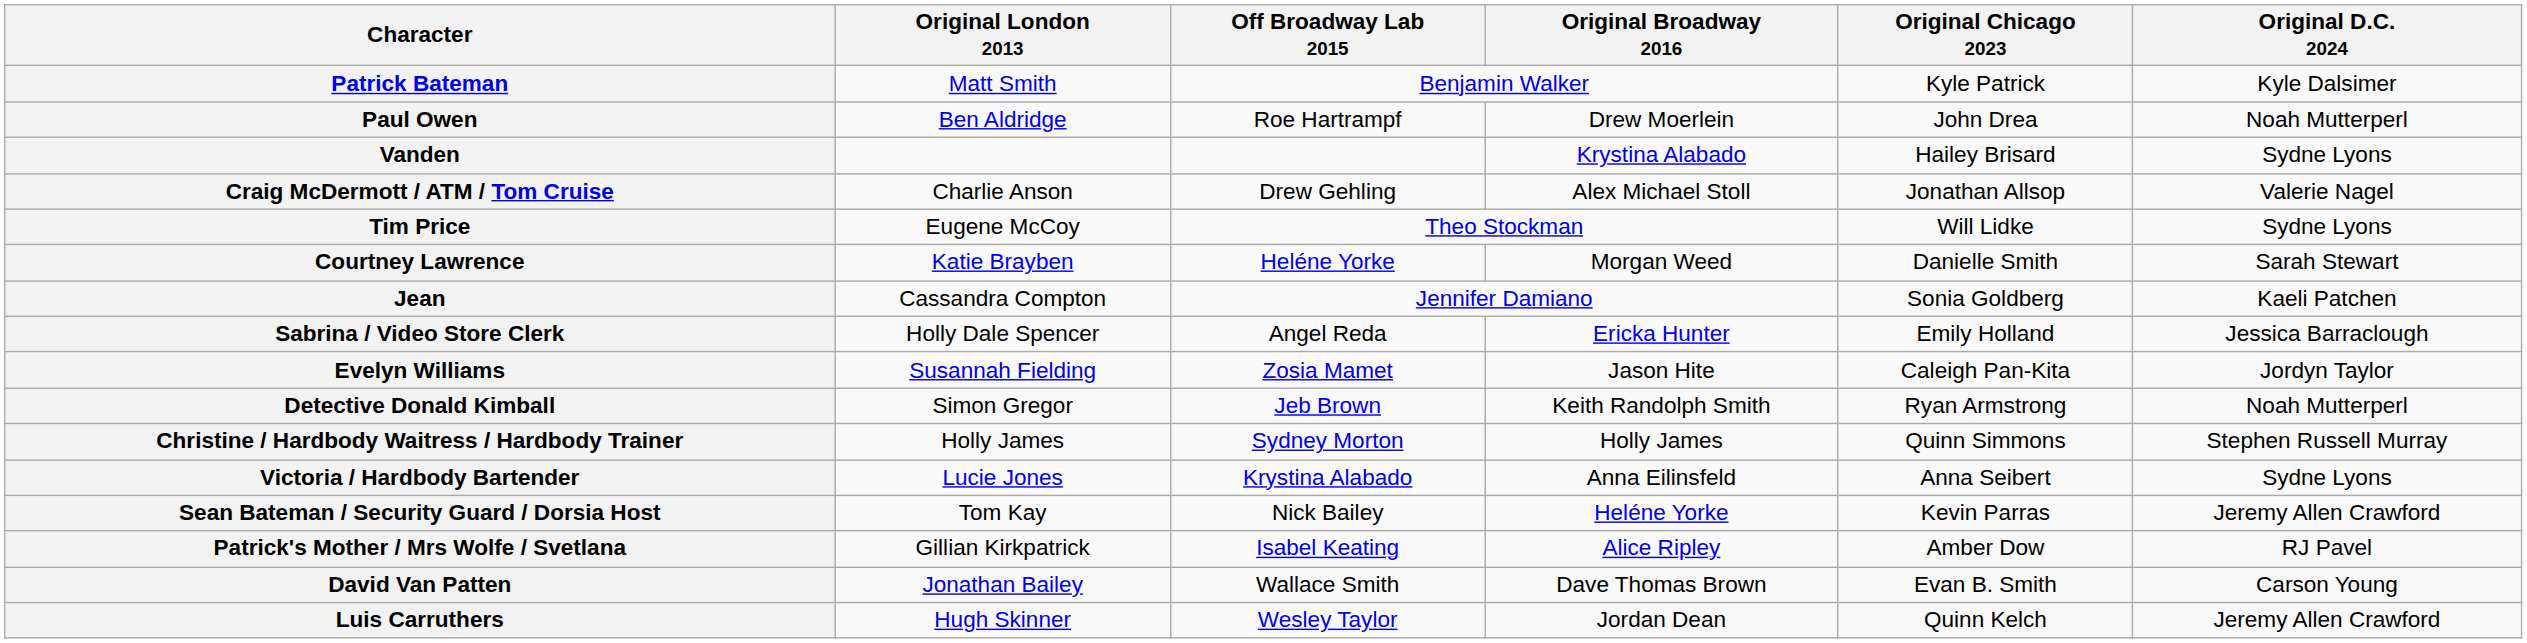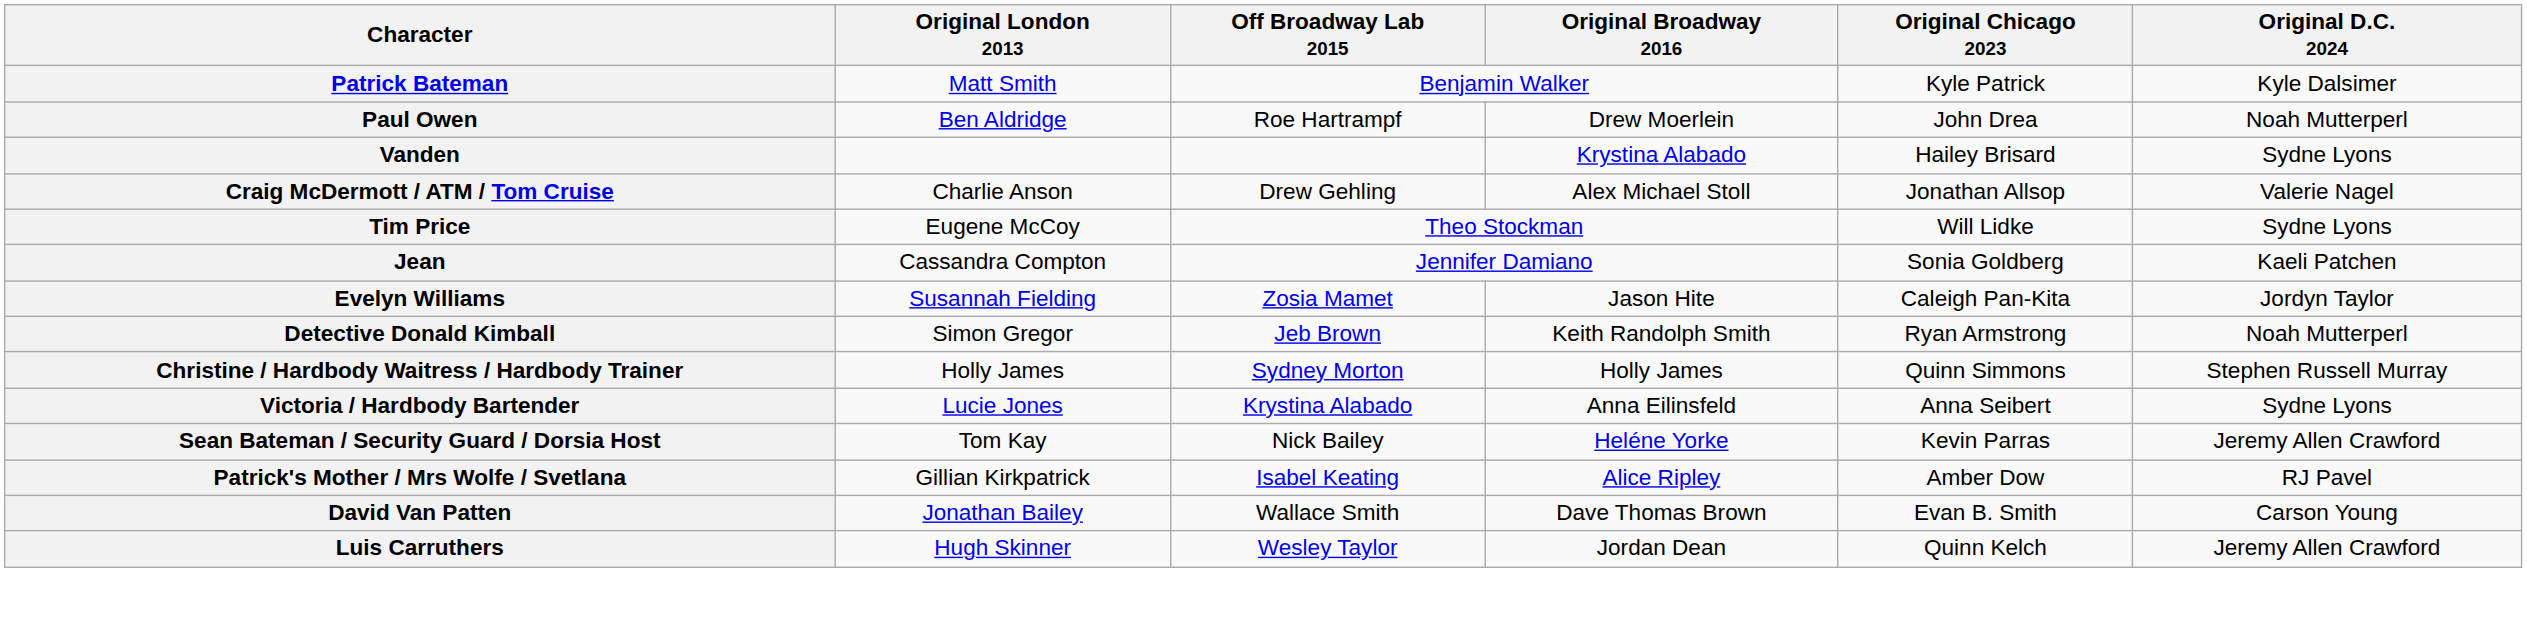- row: (420, 262)
- row: (420, 333)
